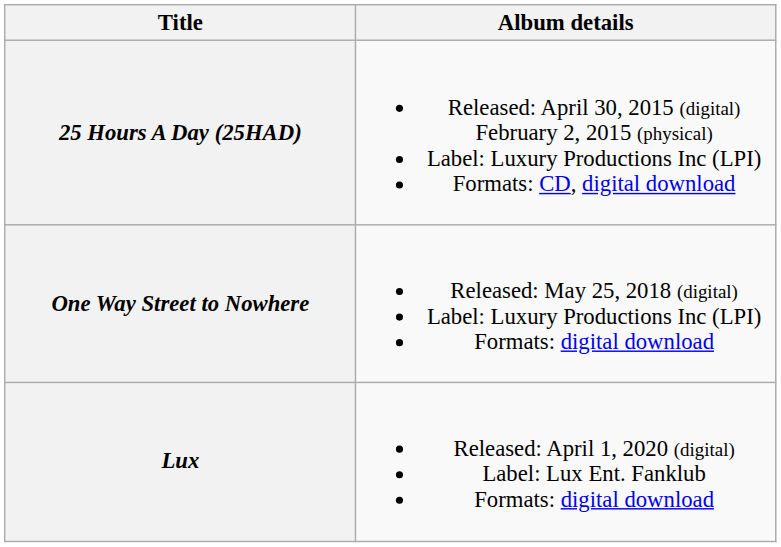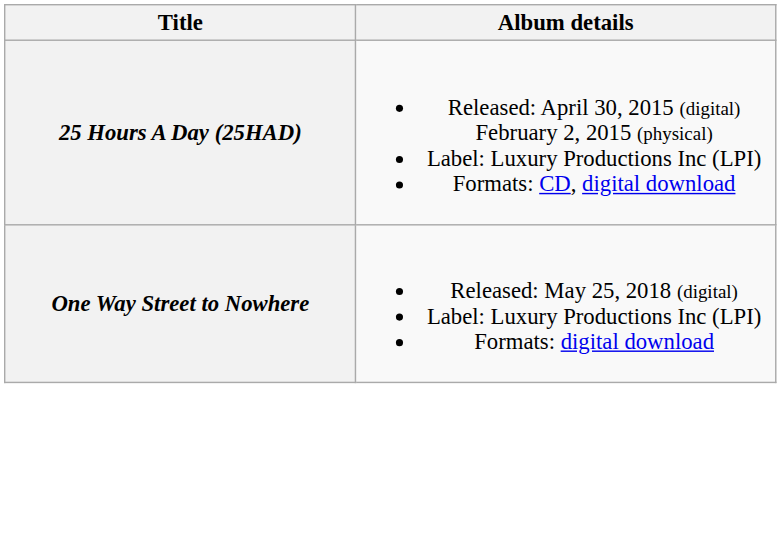- row: (180, 461)
